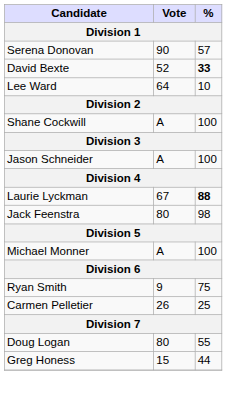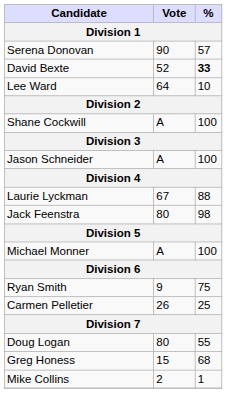(204, 196) bold -> (204, 196) normal
(204, 360) 44 -> (204, 360) 68
+ row: (38, 379)
